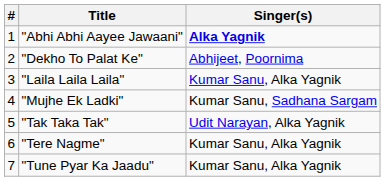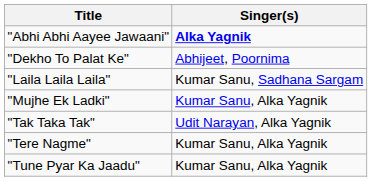- column: (11, 15)
(265, 80) Kumar Sanu, Alka Yagnik -> (269, 80) Kumar Sanu, Sadhana Sargam
(283, 101) Kumar Sanu, Sadhana Sargam -> (251, 101) Kumar Sanu, Alka Yagnik
